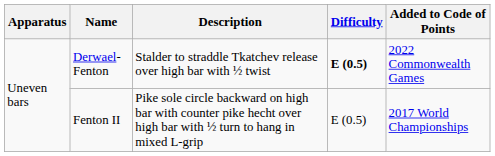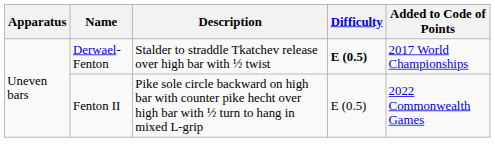(430, 63) 2022 Commonwealth Games -> (428, 56) 2017 World Championships
(428, 120) 2017 World Championships -> (430, 105) 2022 Commonwealth Games
